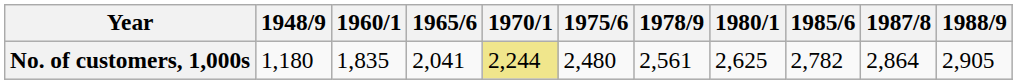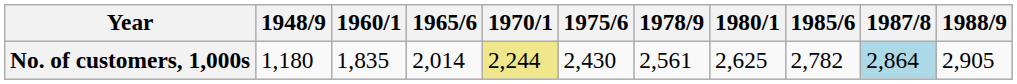(439, 60) 2,041 -> (439, 60) 2,014
(590, 60) 2,480 -> (590, 60) 2,430
(893, 60) no background -> (893, 60) lightblue background
